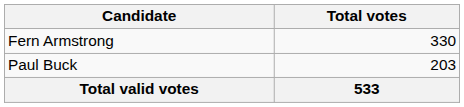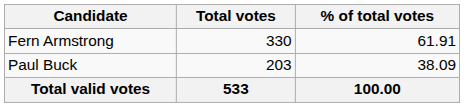+ column: (377, 16)
